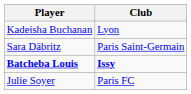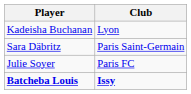rows swapped: (42, 64) <-> (31, 81)
